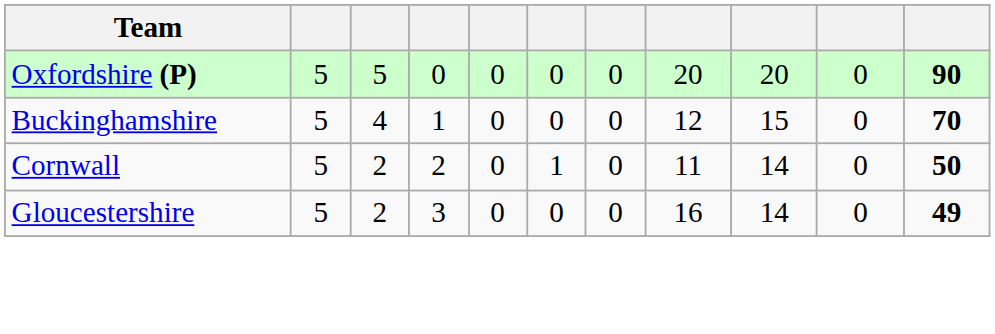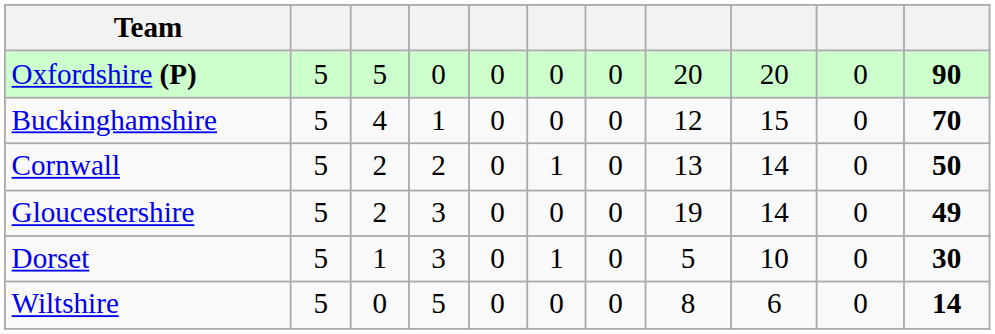(688, 166) 11 -> (688, 166) 13
(688, 212) 16 -> (688, 212) 19
+ row: (50, 258)
+ row: (65, 304)
